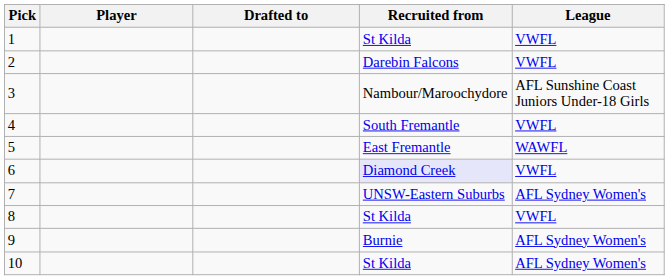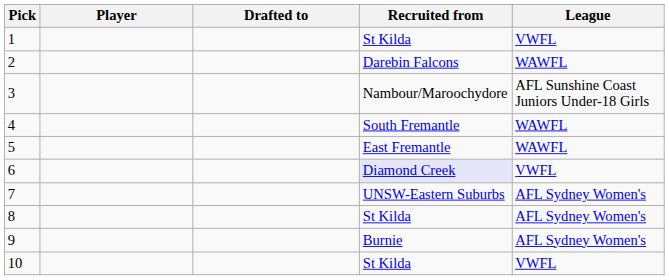(536, 62) VWFL -> (541, 62) WAWFL
(536, 124) VWFL -> (541, 124) WAWFL
(536, 217) VWFL -> (581, 217) AFL Sydney Women's
(581, 263) AFL Sydney Women's -> (536, 263) VWFL
